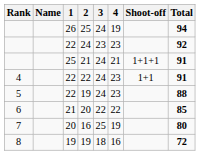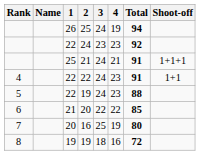columns swapped: (182, 12) <-> (146, 12)
